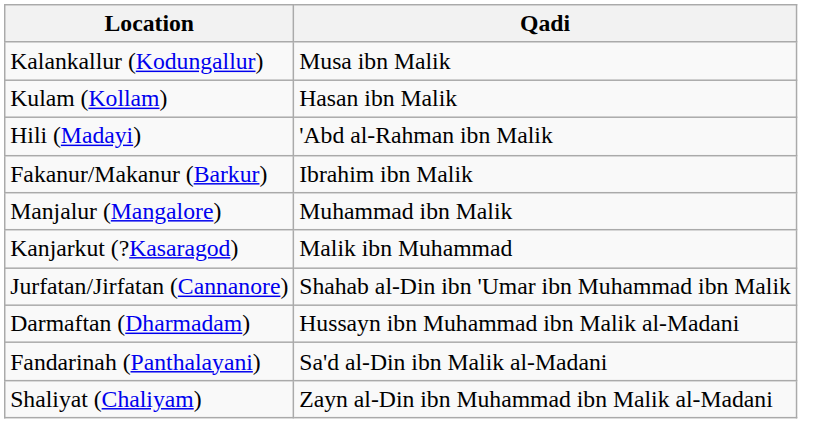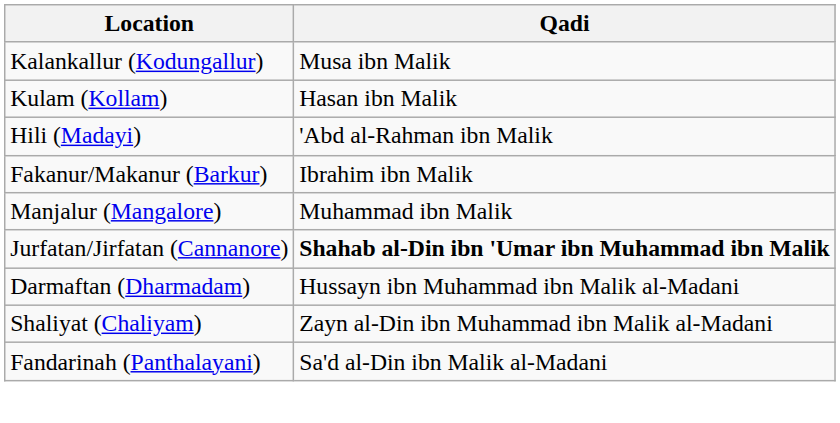- row: (124, 248)
(545, 286) normal -> (565, 248) bold
rows swapped: (135, 361) <-> (106, 398)
